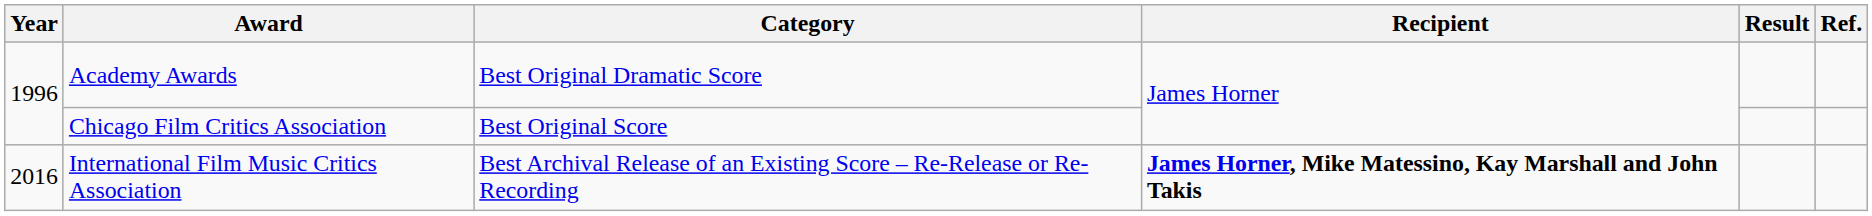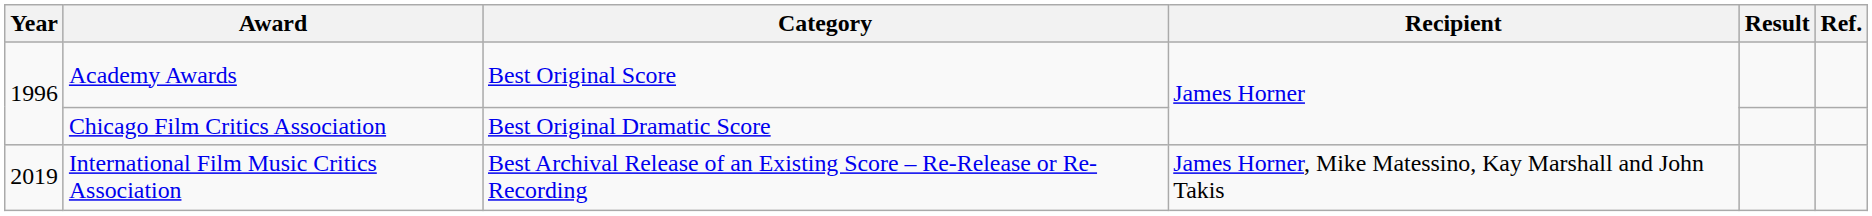(621, 74) Best Original Dramatic Score -> (582, 74) Best Original Score
(573, 125) Best Original Score -> (629, 125) Best Original Dramatic Score
(34, 177) 2016 -> (34, 177) 2019
(1432, 177) bold -> (1439, 177) normal
